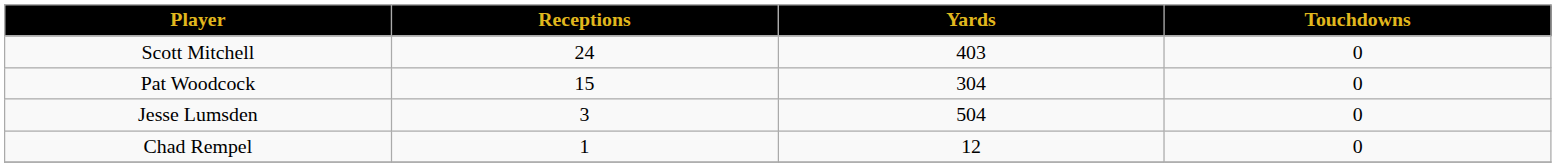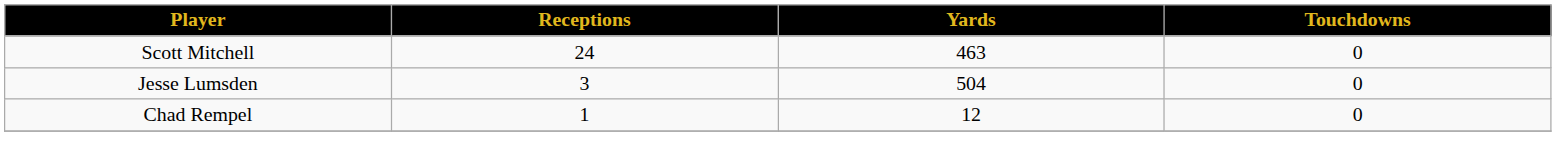(971, 51) 403 -> (971, 51) 463
- row: (198, 83)
